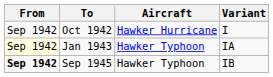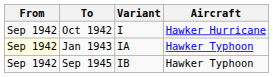columns swapped: (167, 13) <-> (244, 13)
(32, 64) bold -> (32, 64) normal
